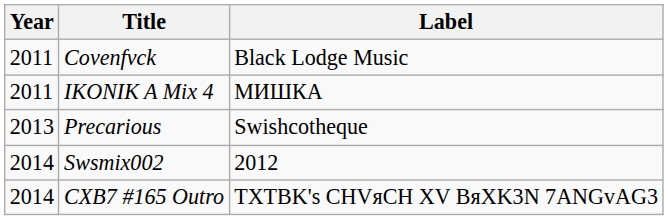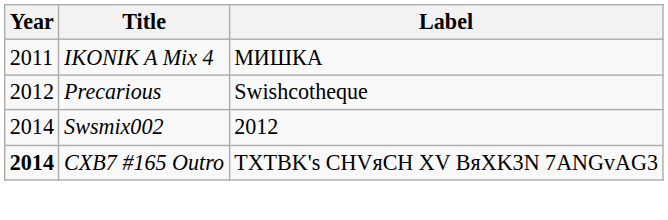- row: (110, 57)
(32, 127) 2013 -> (32, 92) 2012
(32, 197) normal -> (32, 162) bold
